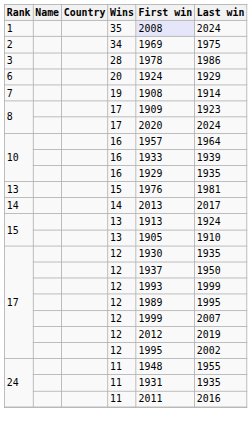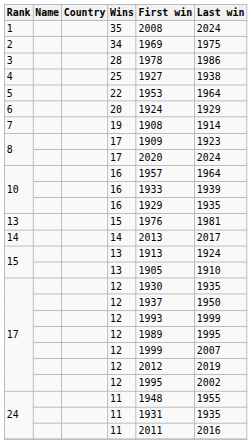(150, 29) lavender background -> (150, 29) no background
+ row: (10, 77)
+ row: (10, 93)
